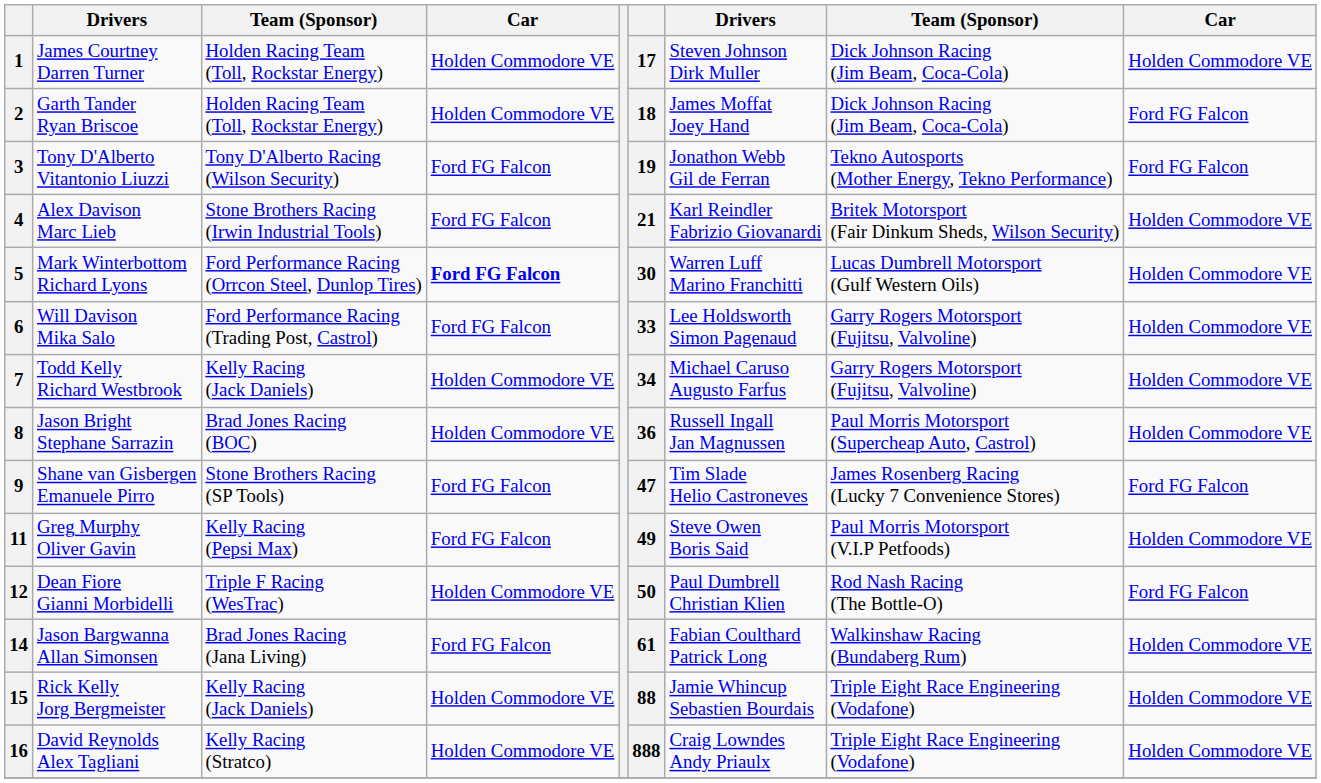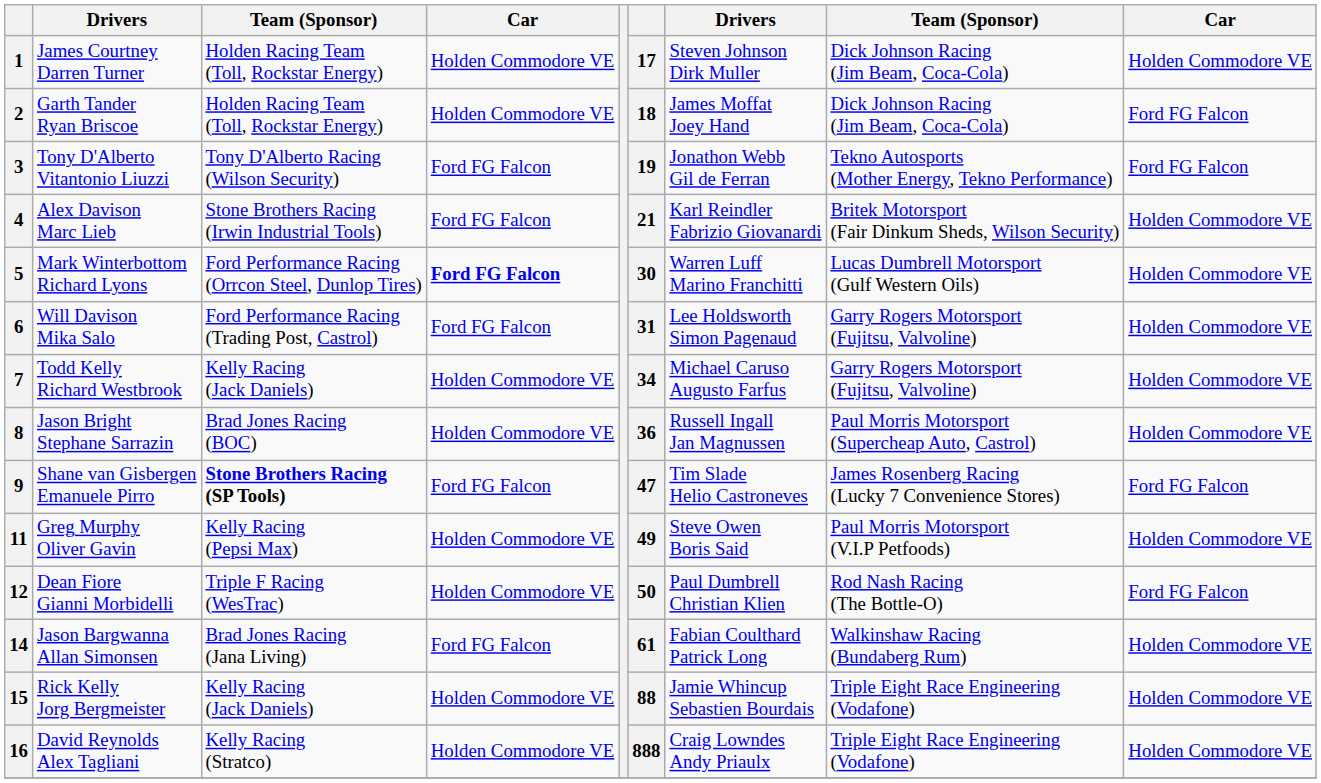(646, 327) 33 -> (646, 327) 31
(291, 486) normal -> (296, 486) bold
(491, 539) Ford FG Falcon -> (523, 539) Holden Commodore VE
